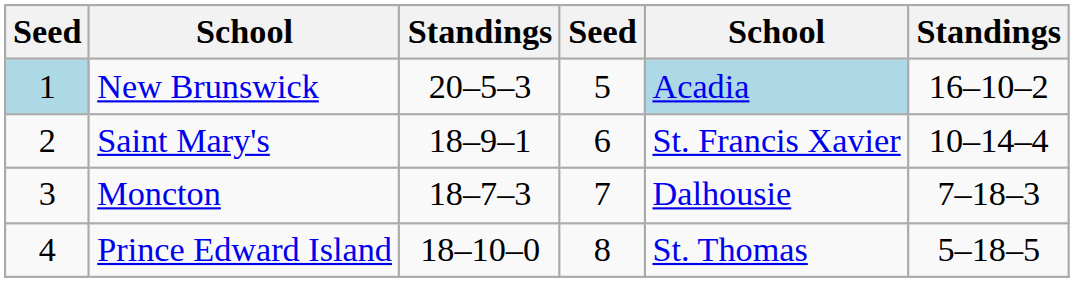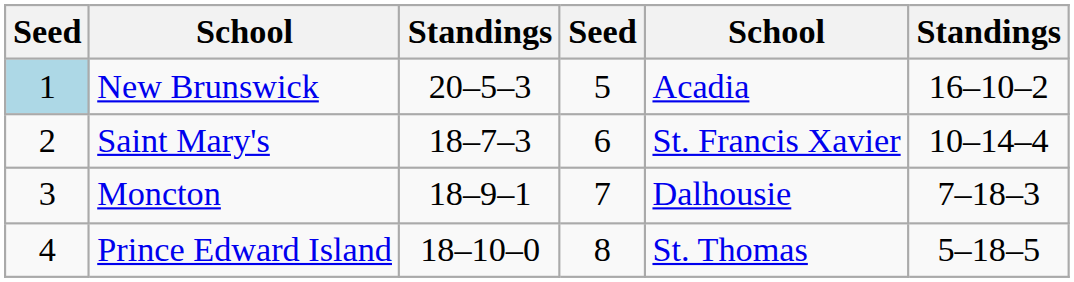(701, 85) lightblue background -> (701, 85) no background
(480, 140) 18–9–1 -> (480, 140) 18–7–3
(480, 194) 18–7–3 -> (480, 194) 18–9–1
